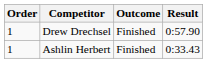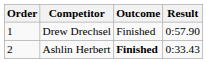(10, 49) 1 -> (10, 49) 2
(136, 49) normal -> (137, 49) bold
